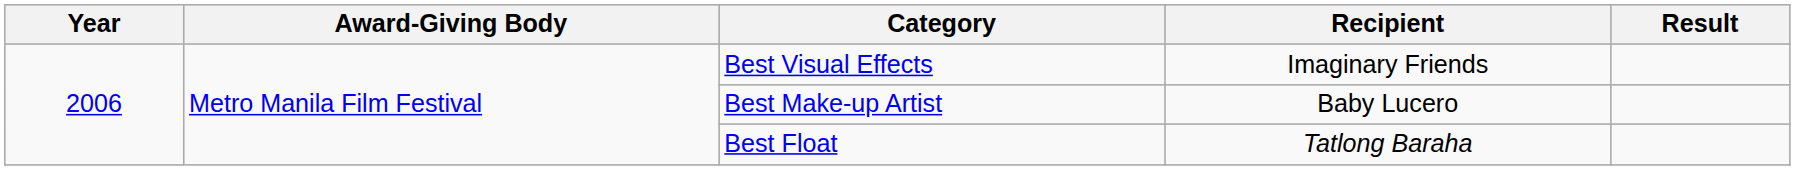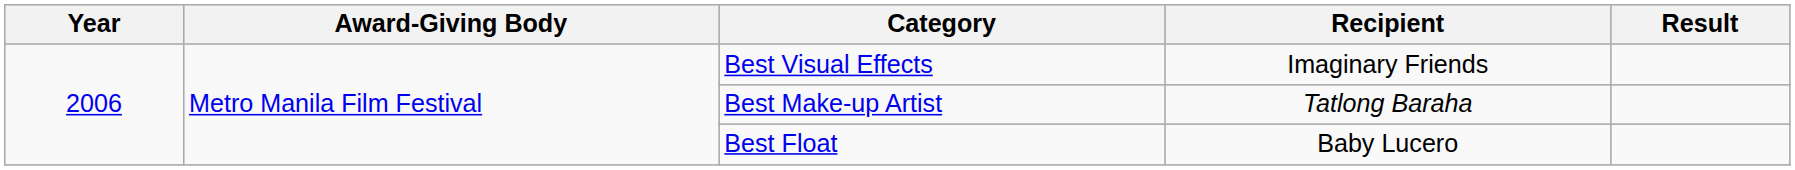(1388, 104) Baby Lucero -> (1388, 104) Tatlong Baraha
(1388, 143) Tatlong Baraha -> (1388, 143) Baby Lucero
